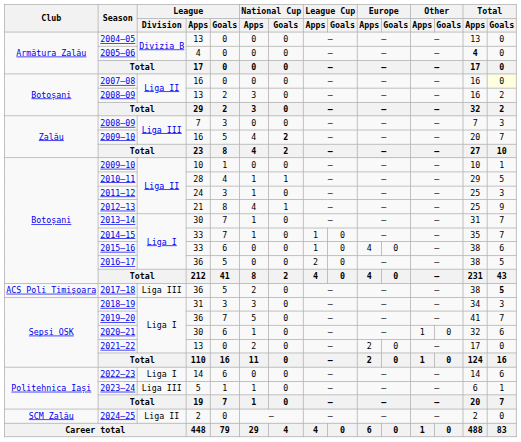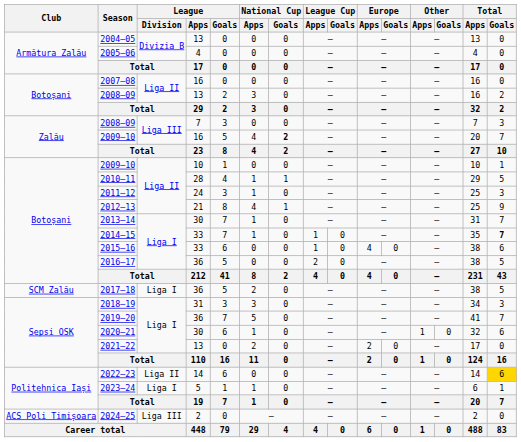(475, 53) bold -> (475, 53) normal
(502, 81) lightyellow background -> (502, 81) no background
(502, 234) normal -> (502, 234) bold
(51, 290) ACS Poli Timișoara -> (51, 290) SCM Zalău
(162, 290) Liga III -> (162, 290) Liga I
(502, 290) bold -> (502, 290) normal
(162, 374) Liga I -> (162, 374) Liga II
(502, 374) no background -> (502, 374) gold background
(162, 388) Liga III -> (162, 388) Liga I
(51, 416) SCM Zalău -> (51, 416) ACS Poli Timișoara
(162, 416) Liga II -> (162, 416) Liga III
